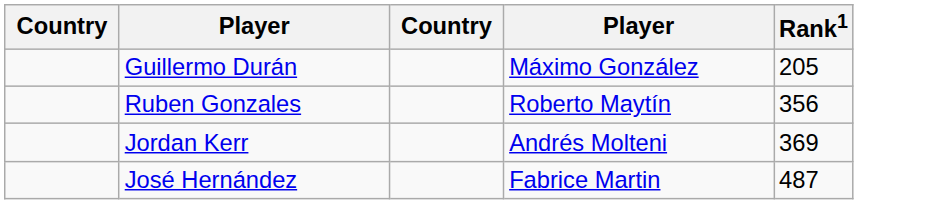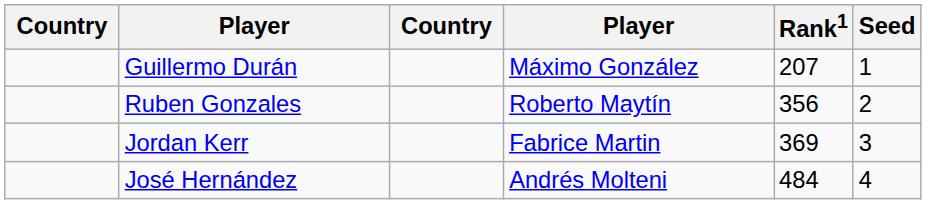+ column: (887, 26)
(799, 67) 205 -> (799, 67) 207
(588, 142) Andrés Molteni -> (585, 142) Fabrice Martin
(585, 179) Fabrice Martin -> (588, 179) Andrés Molteni
(799, 179) 487 -> (799, 179) 484
